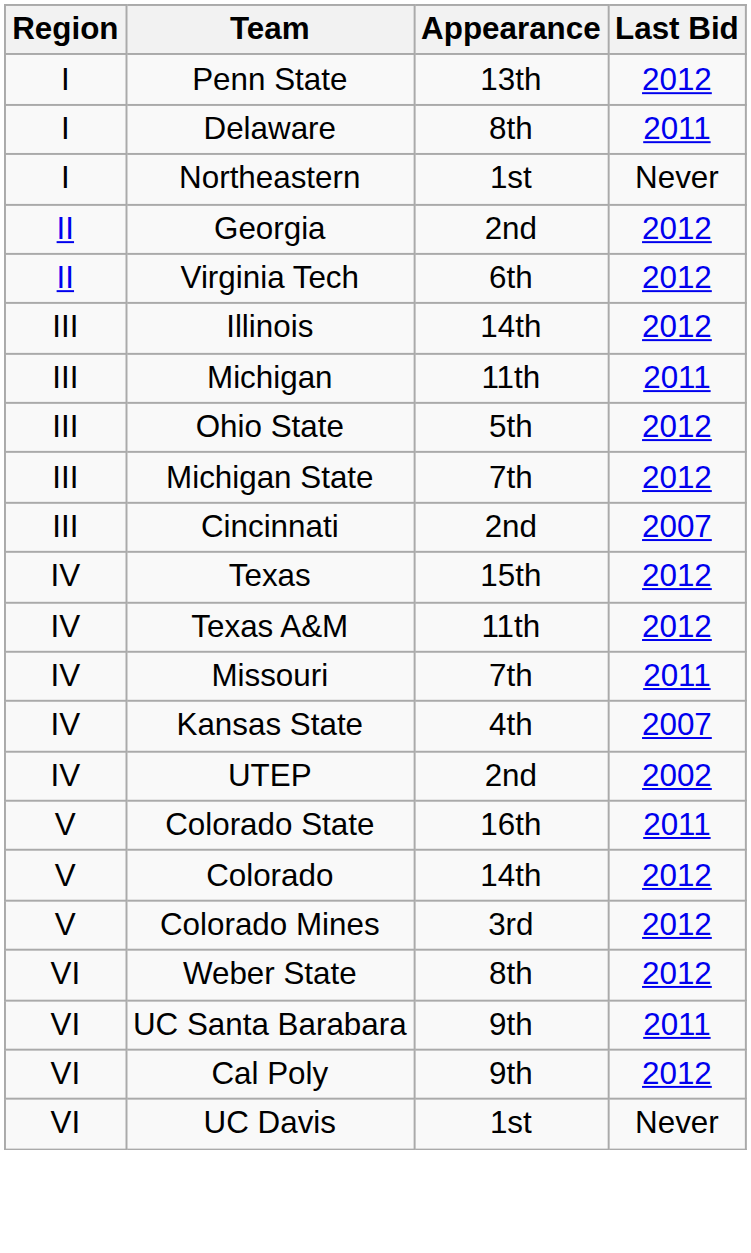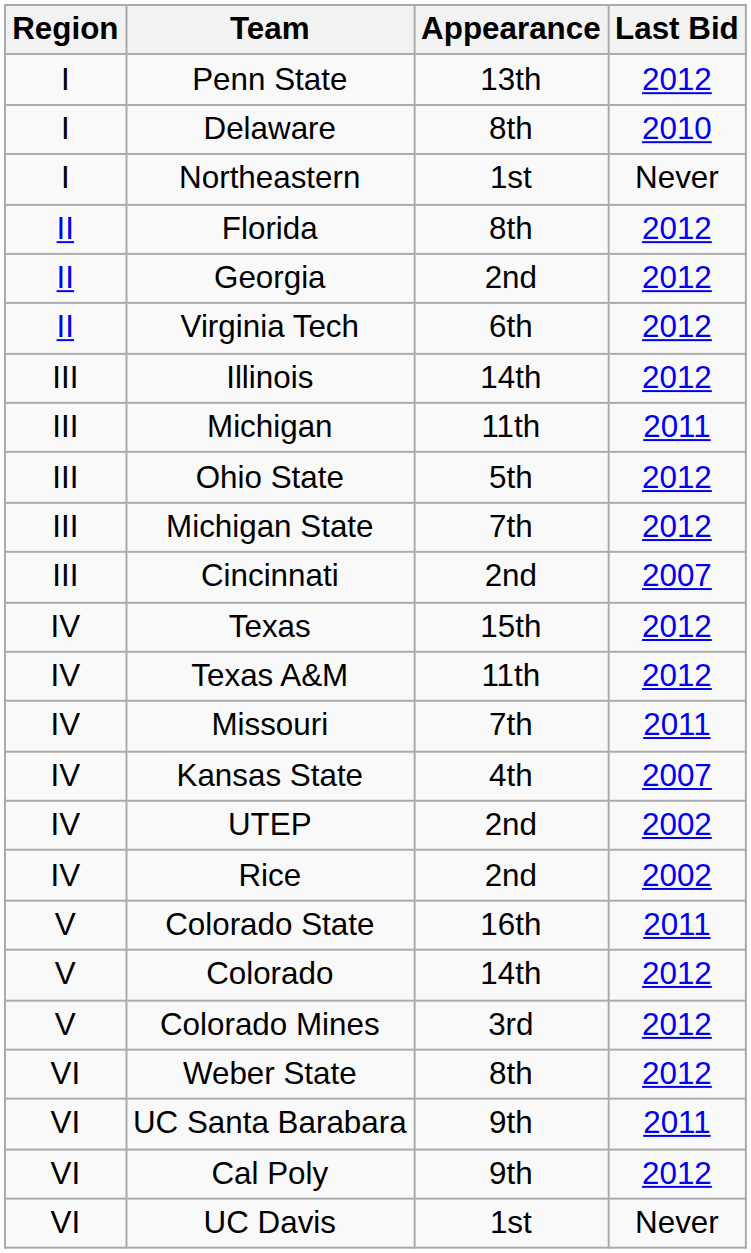(677, 128) 2011 -> (677, 128) 2010
+ row: (270, 228)
+ row: (270, 874)
